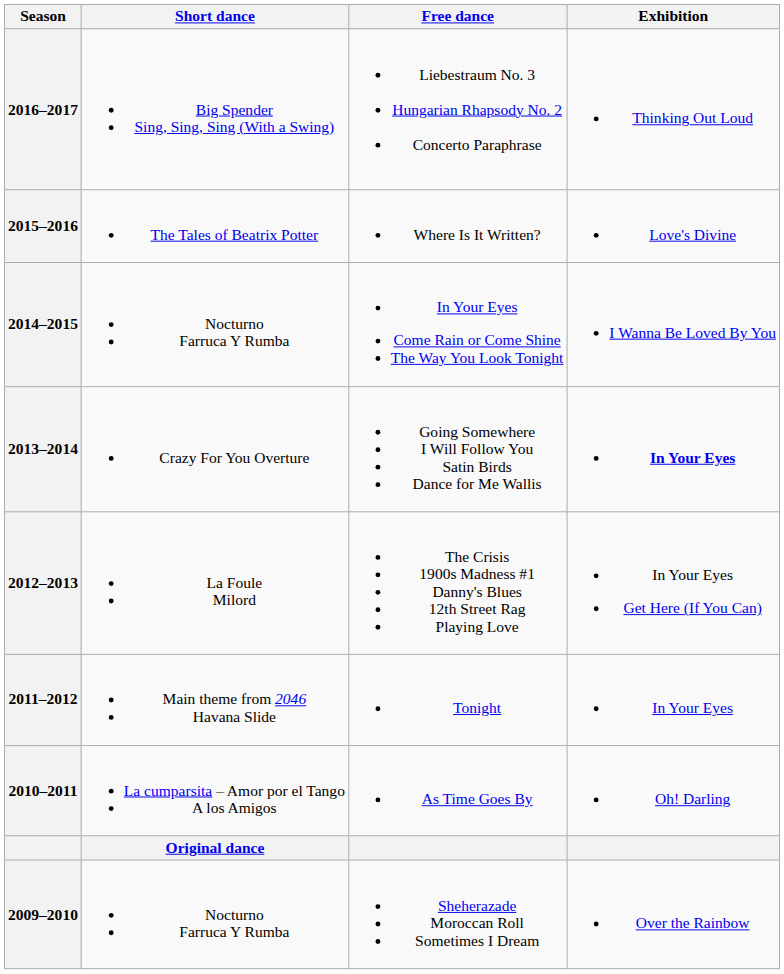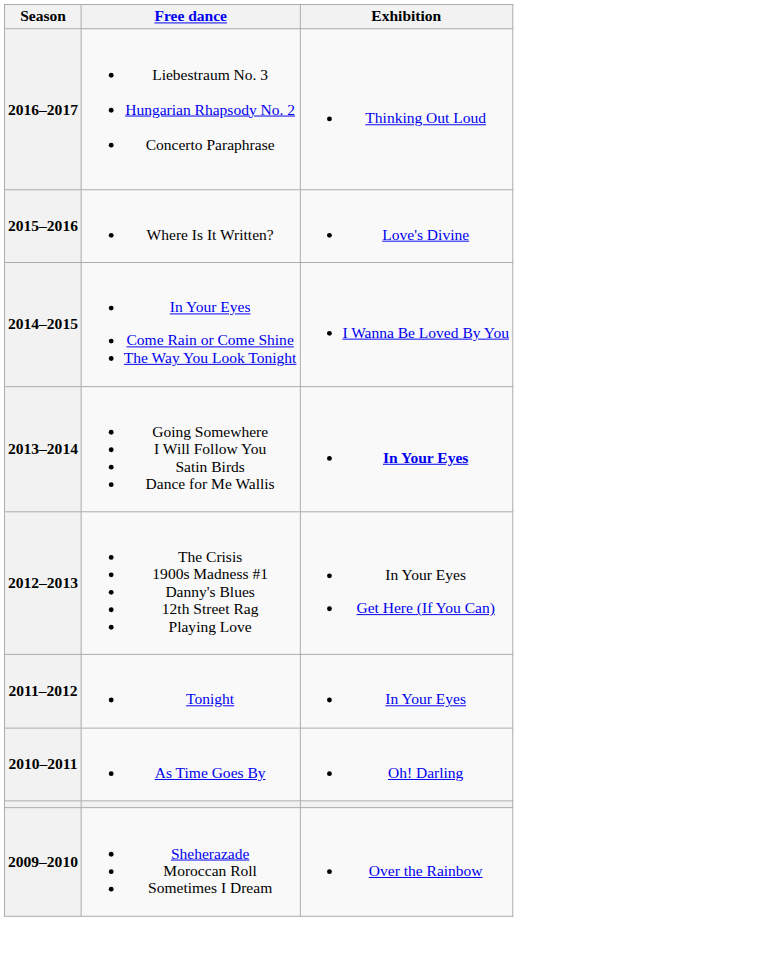- column: (215, 16)
